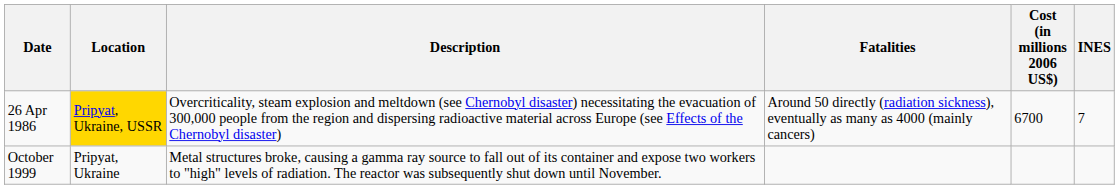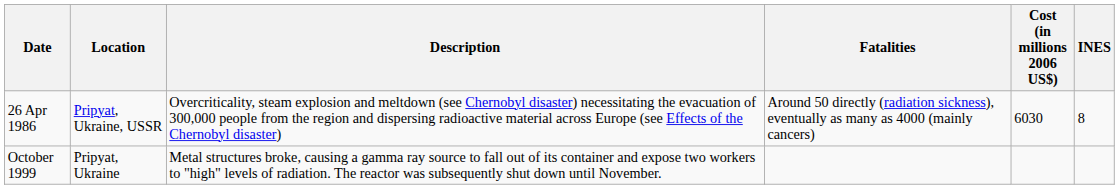(118, 118) gold background -> (118, 118) no background
(1029, 118) 6700 -> (1029, 118) 6030
(1081, 118) 7 -> (1081, 118) 8
